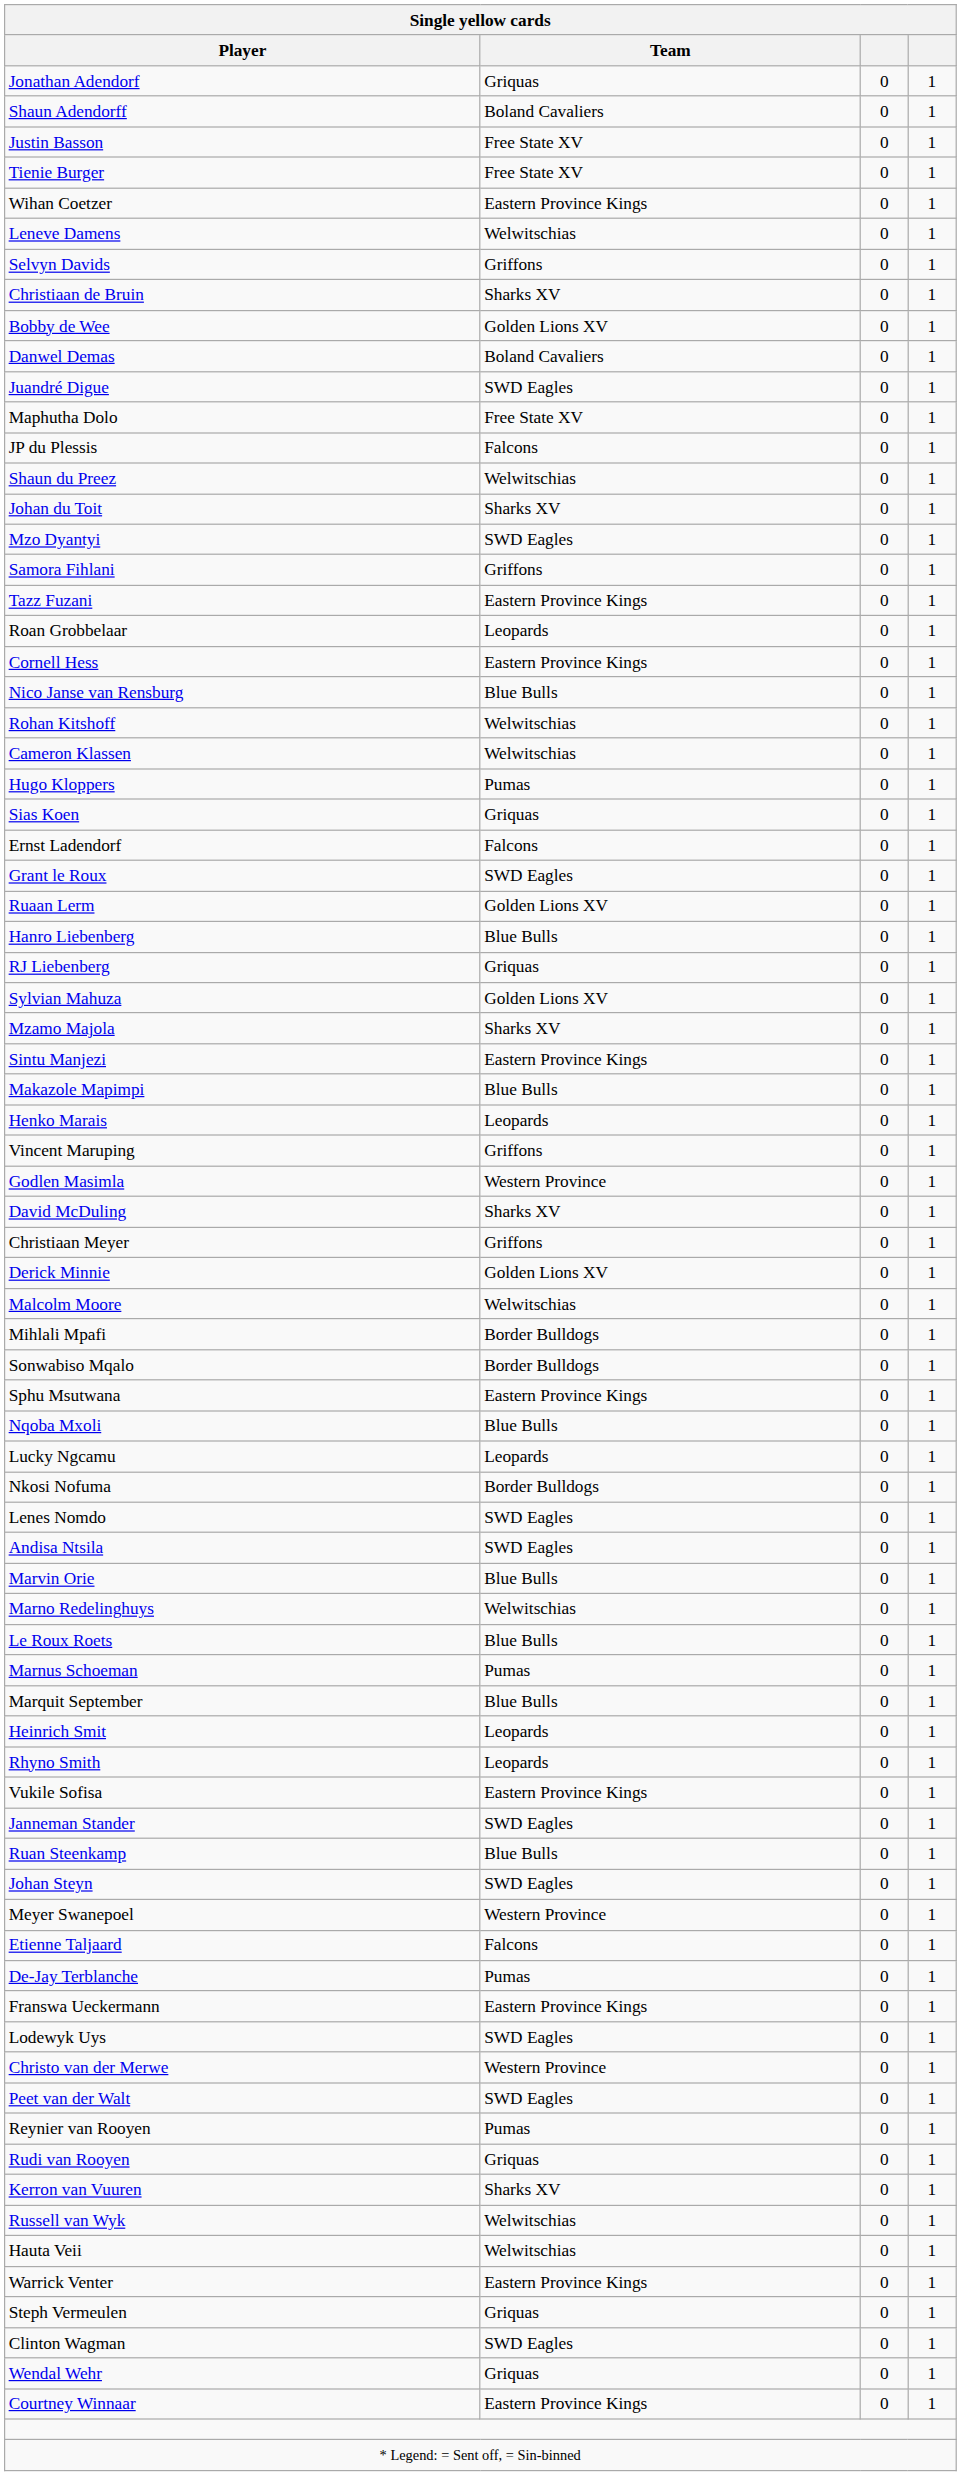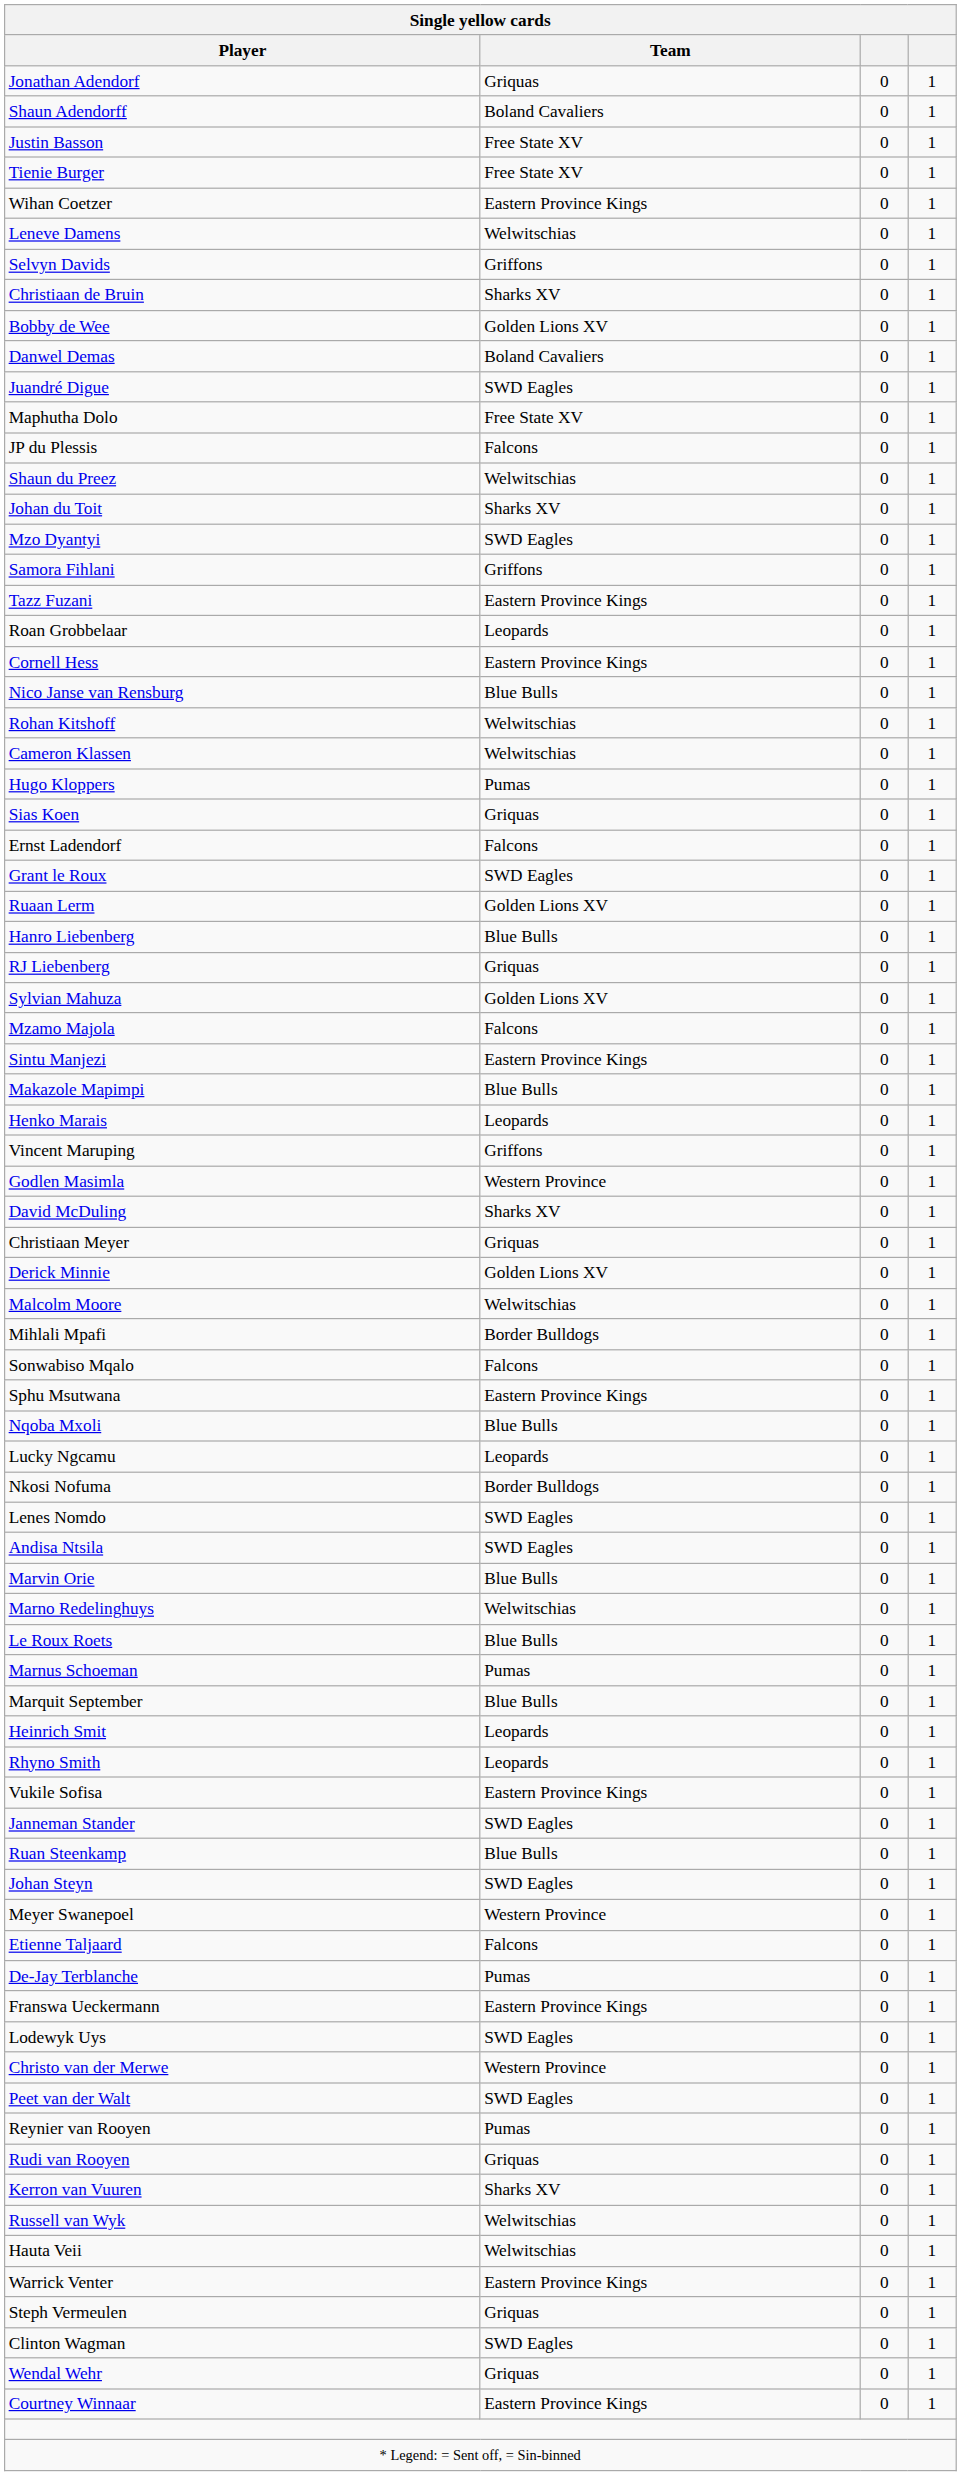(522, 1028) Sharks XV -> (511, 1028) Falcons
(513, 1242) Griffons -> (512, 1242) Griquas
(542, 1365) Border Bulldogs -> (511, 1365) Falcons
